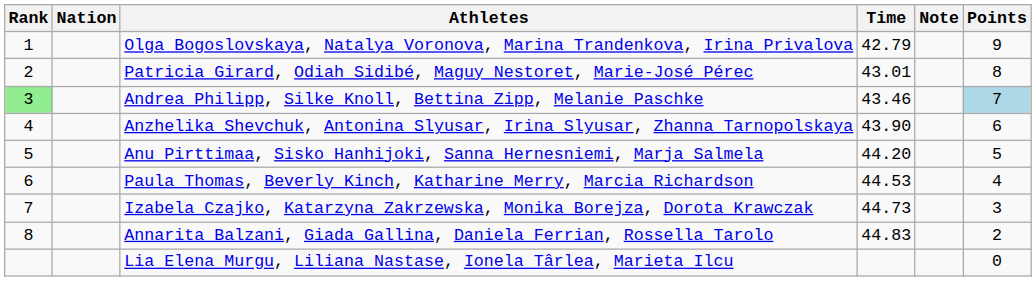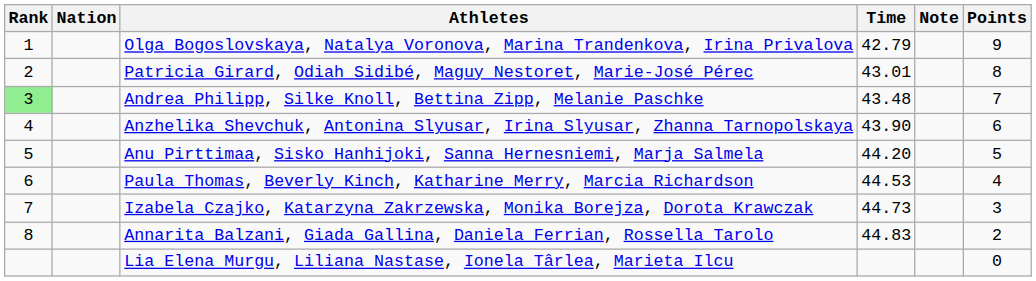(886, 100) 43.46 -> (886, 100) 43.48
(997, 100) lightblue background -> (997, 100) no background
